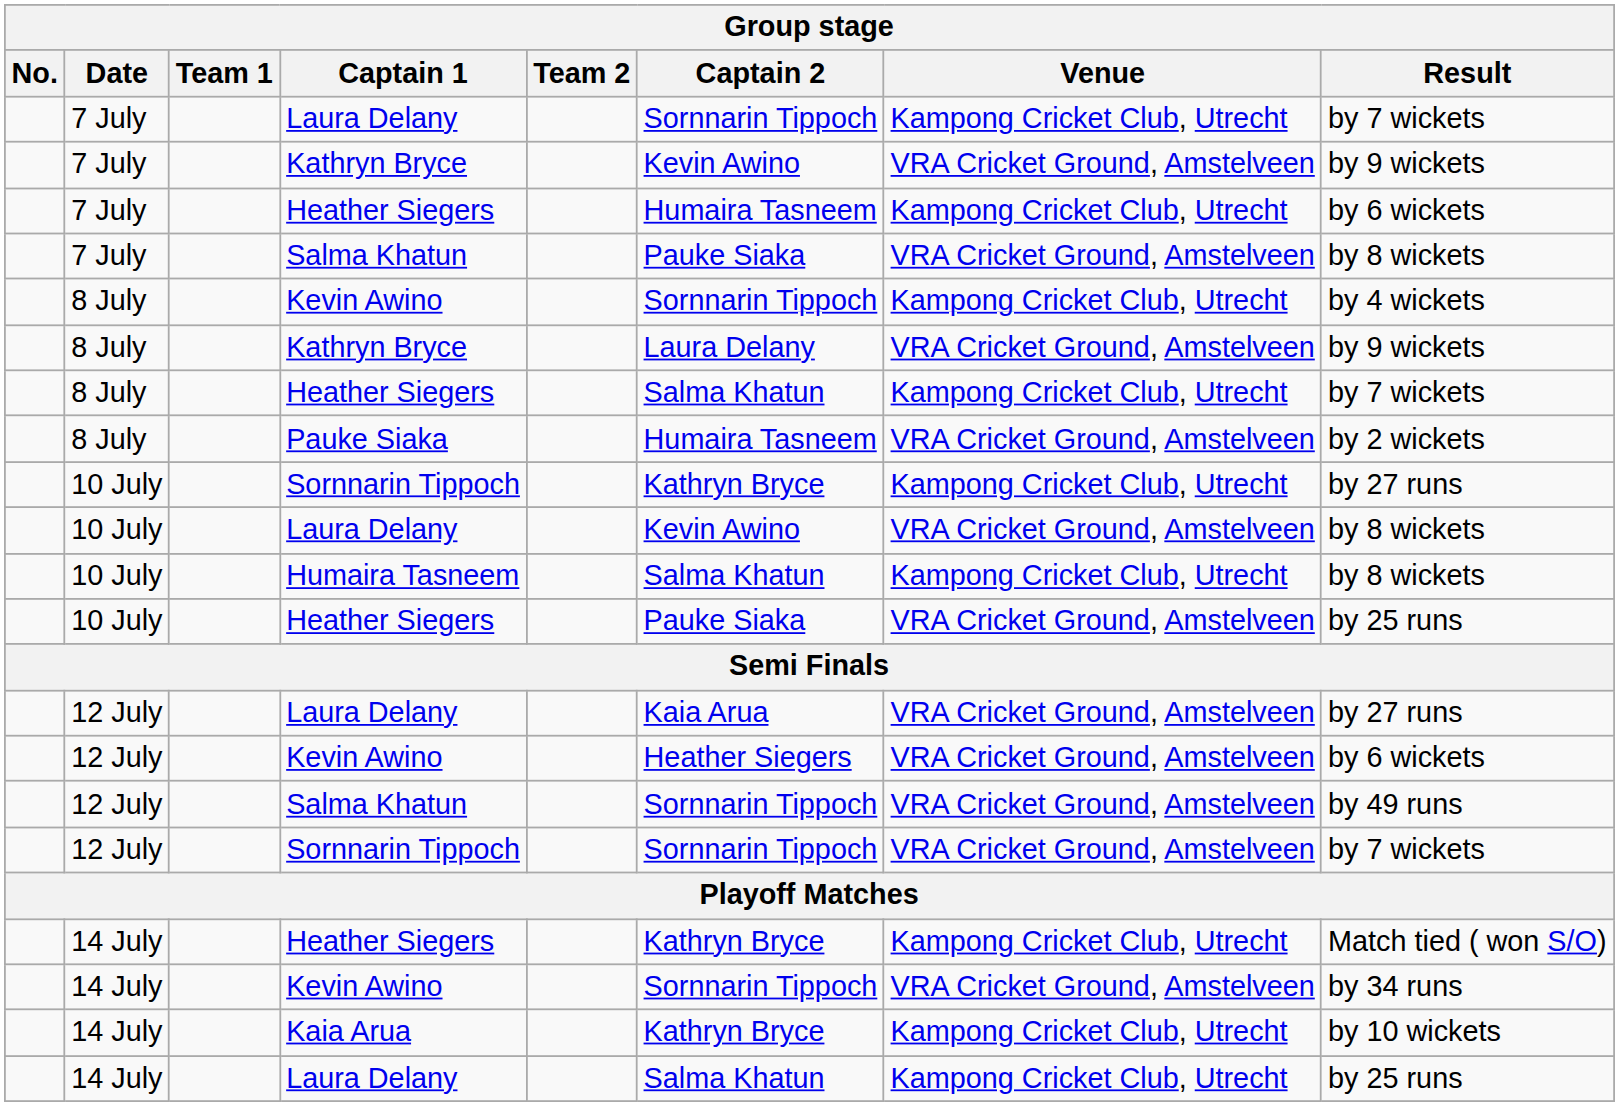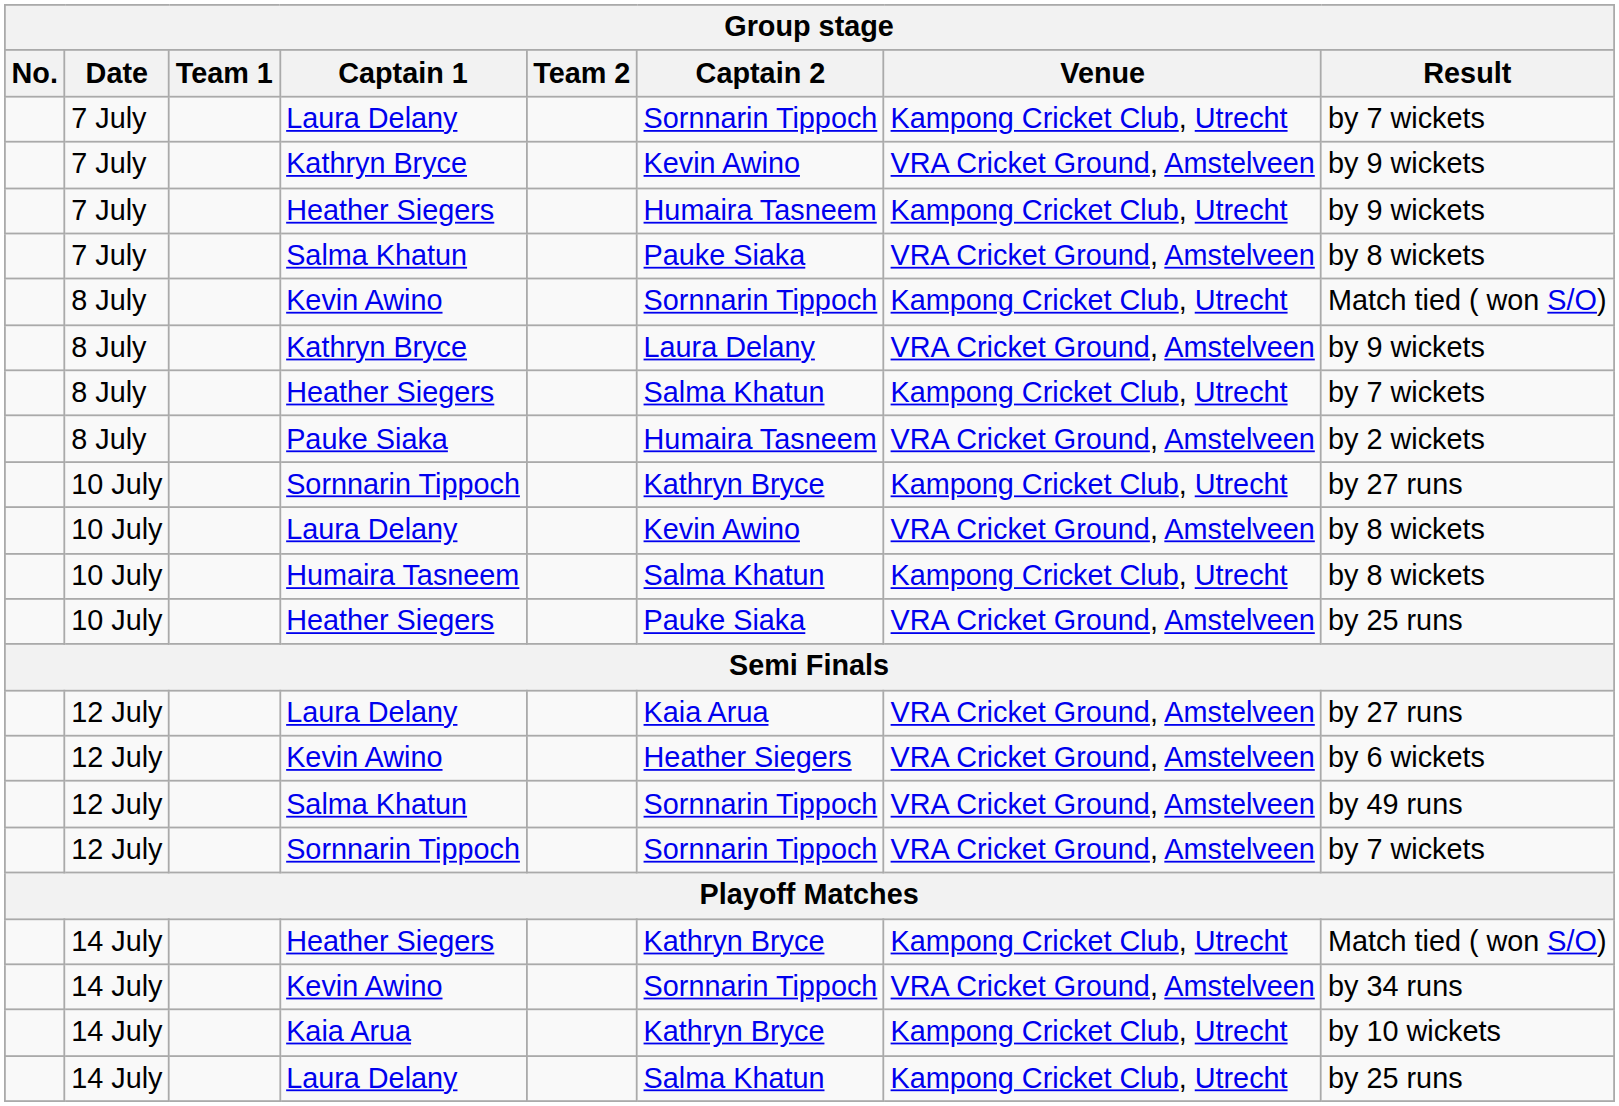(1406, 210) by 6 wickets -> (1406, 210) by 9 wickets
(1406, 301) by 4 wickets -> (1467, 301) Match tied ( won S/O)
